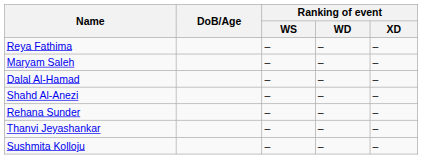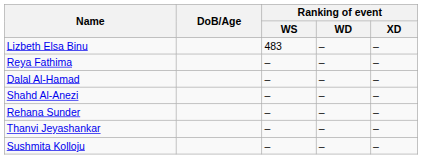+ row: (47, 46)
- row: (41, 63)
